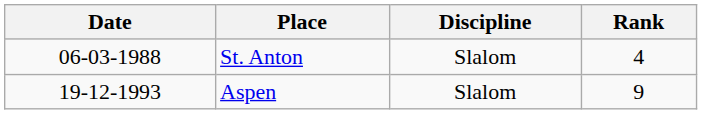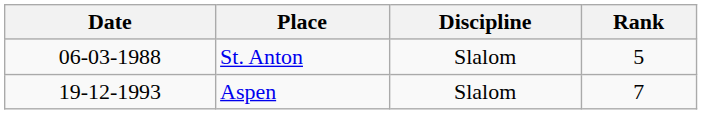(639, 56) 4 -> (639, 56) 5
(639, 91) 9 -> (639, 91) 7
